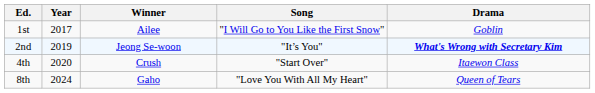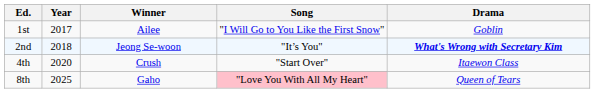(61, 46) 2019 -> (61, 46) 2018
(61, 79) 2024 -> (61, 79) 2025
(302, 79) no background -> (302, 79) pink background
